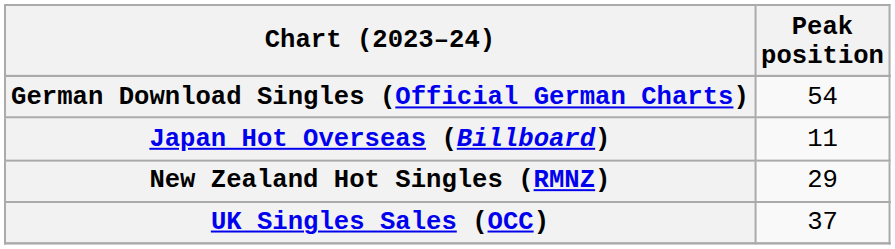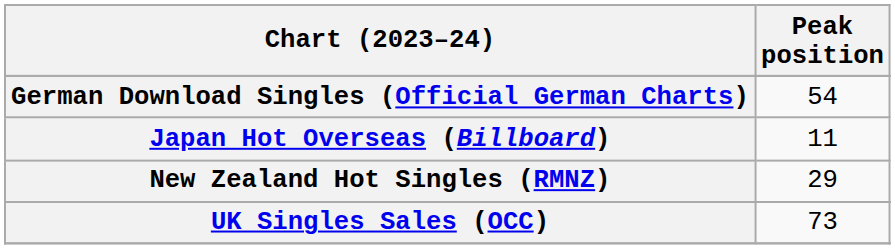(823, 222) 37 -> (823, 222) 73
